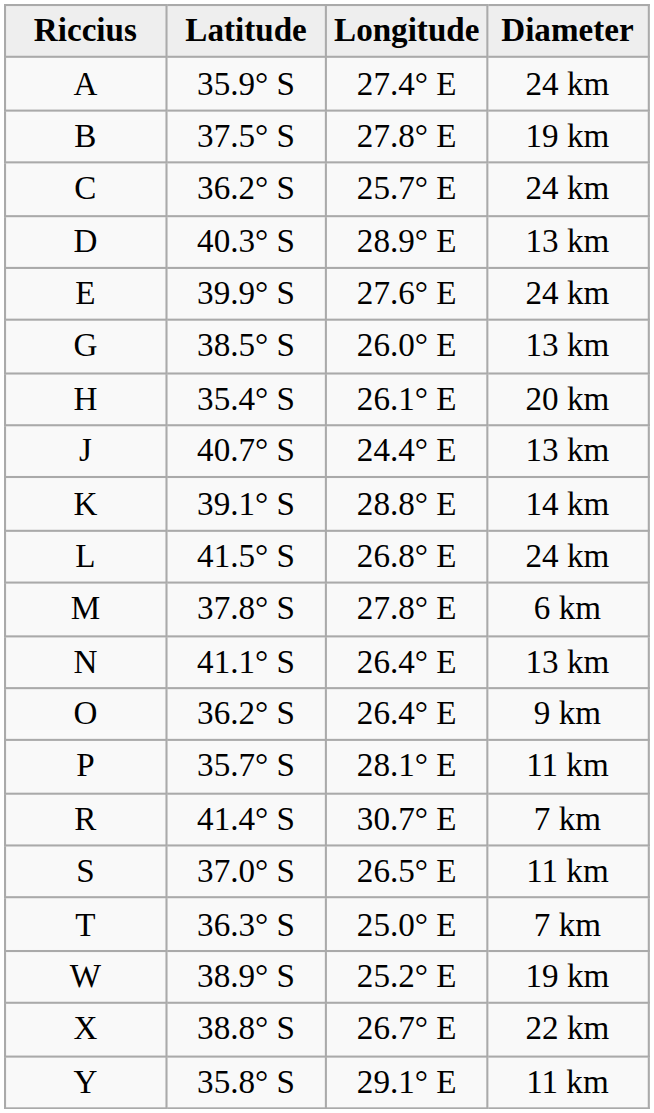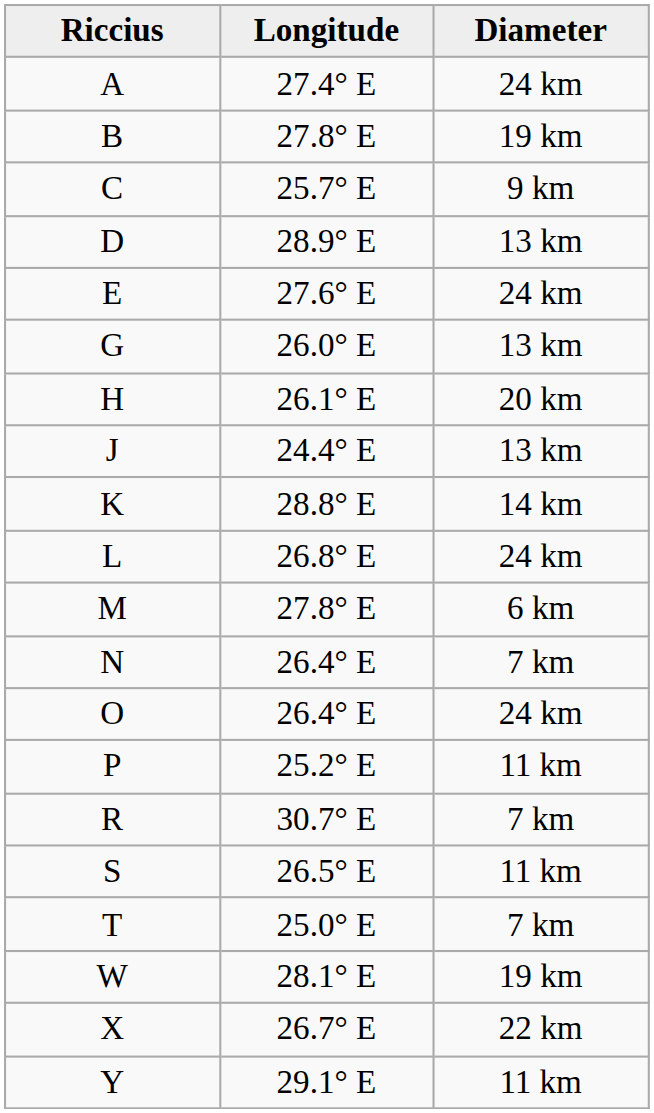- column: (246, 30)
(567, 188) 24 km -> (541, 188) 9 km
(567, 661) 13 km -> (541, 661) 7 km
(567, 713) 9 km -> (541, 713) 24 km
(407, 766) 28.1° E -> (326, 766) 25.2° E
(407, 976) 25.2° E -> (326, 976) 28.1° E
